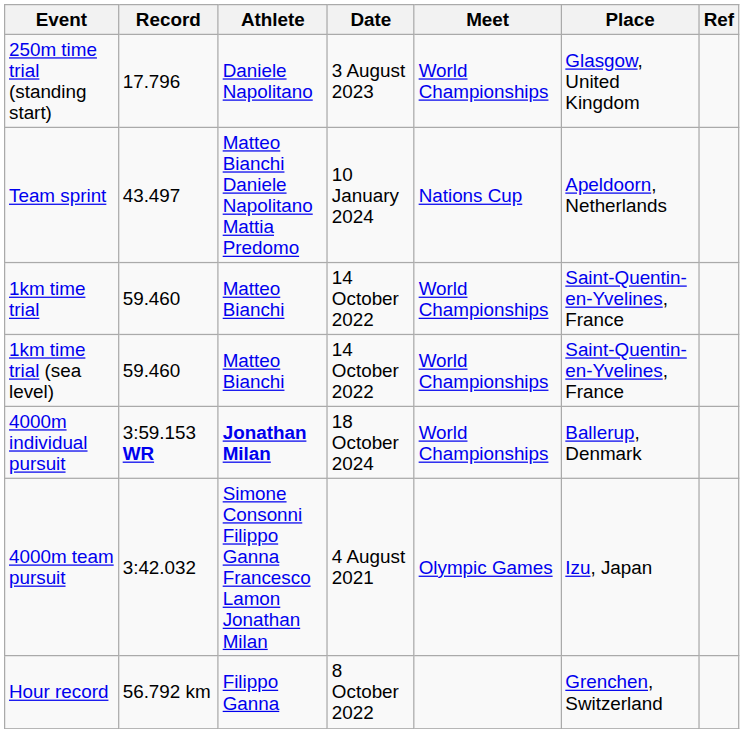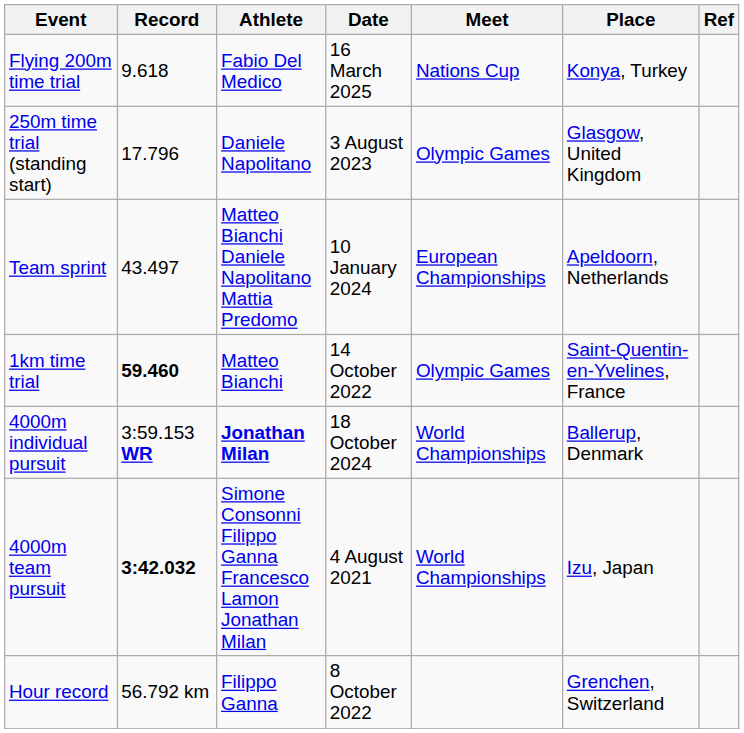+ row: (60, 71)
(484, 81) World Championships -> (483, 153) Olympic Games
(470, 195) Nations Cup -> (481, 267) European Championships
(151, 299) normal -> (150, 371) bold
(484, 299) World Championships -> (483, 371) Olympic Games
- row: (47, 371)
(159, 568) normal -> (158, 568) bold
(486, 568) Olympic Games -> (481, 568) World Championships
